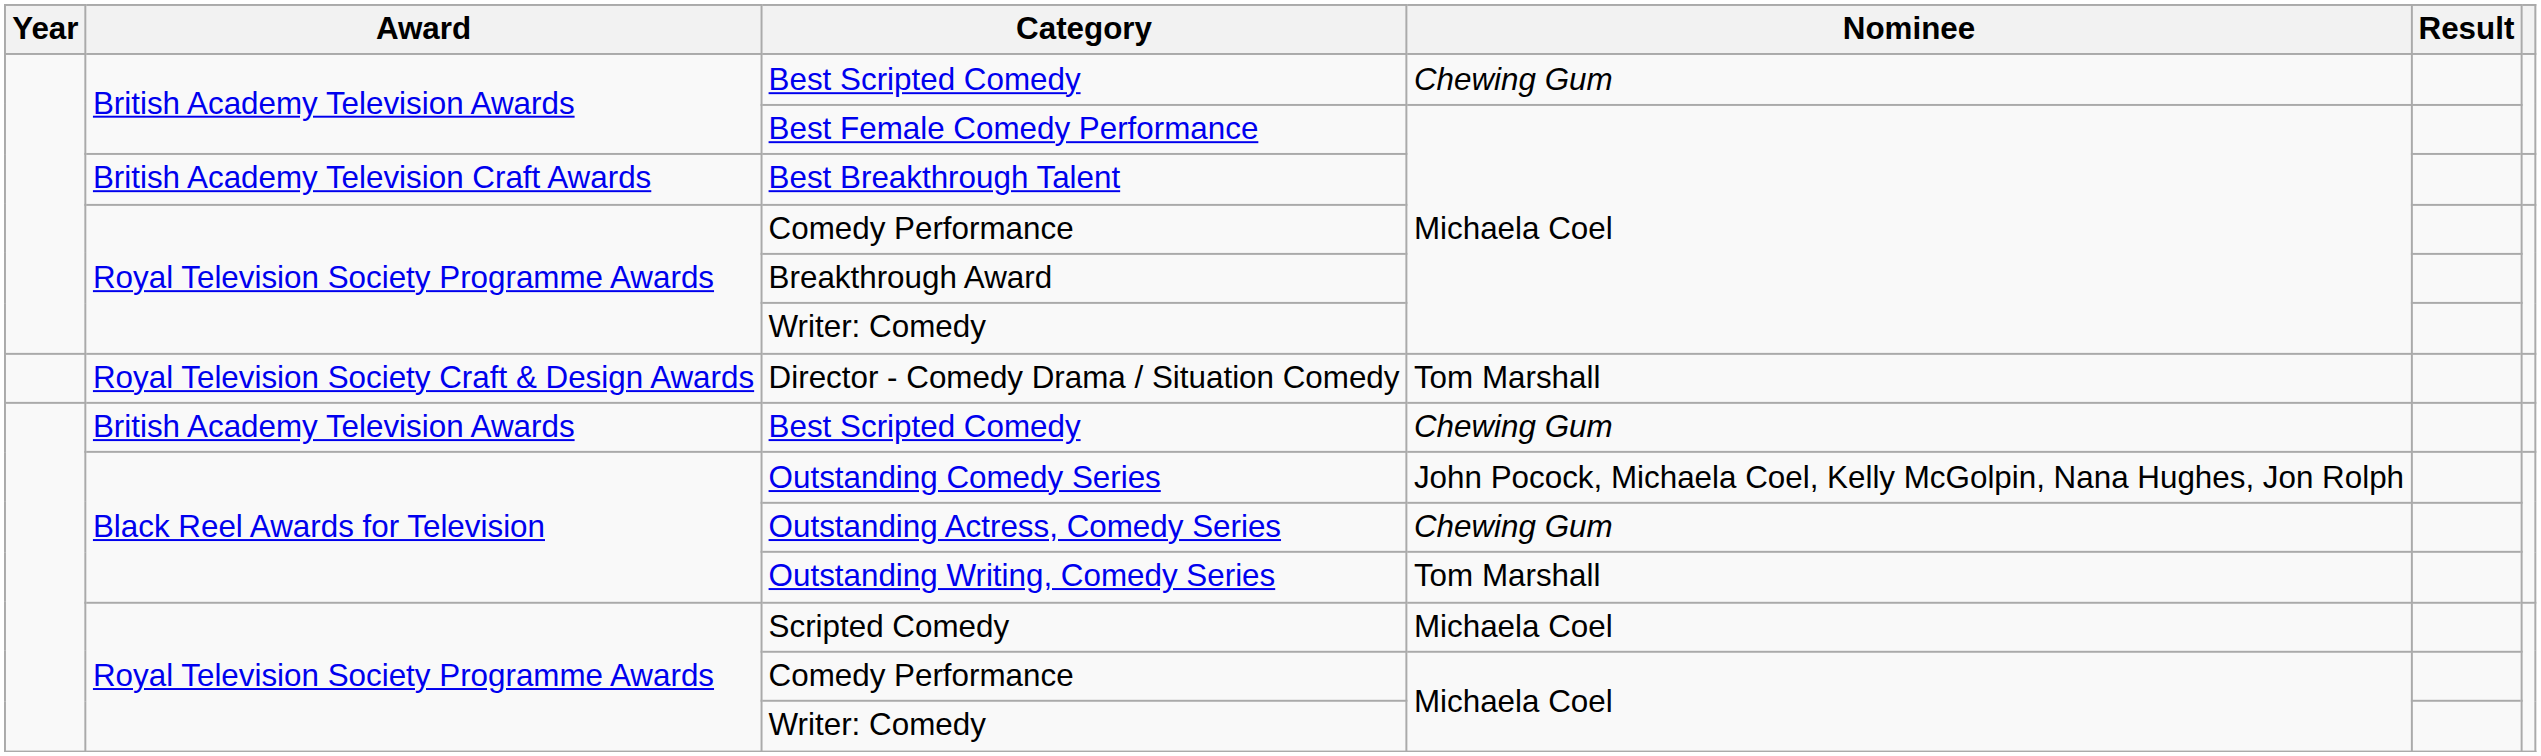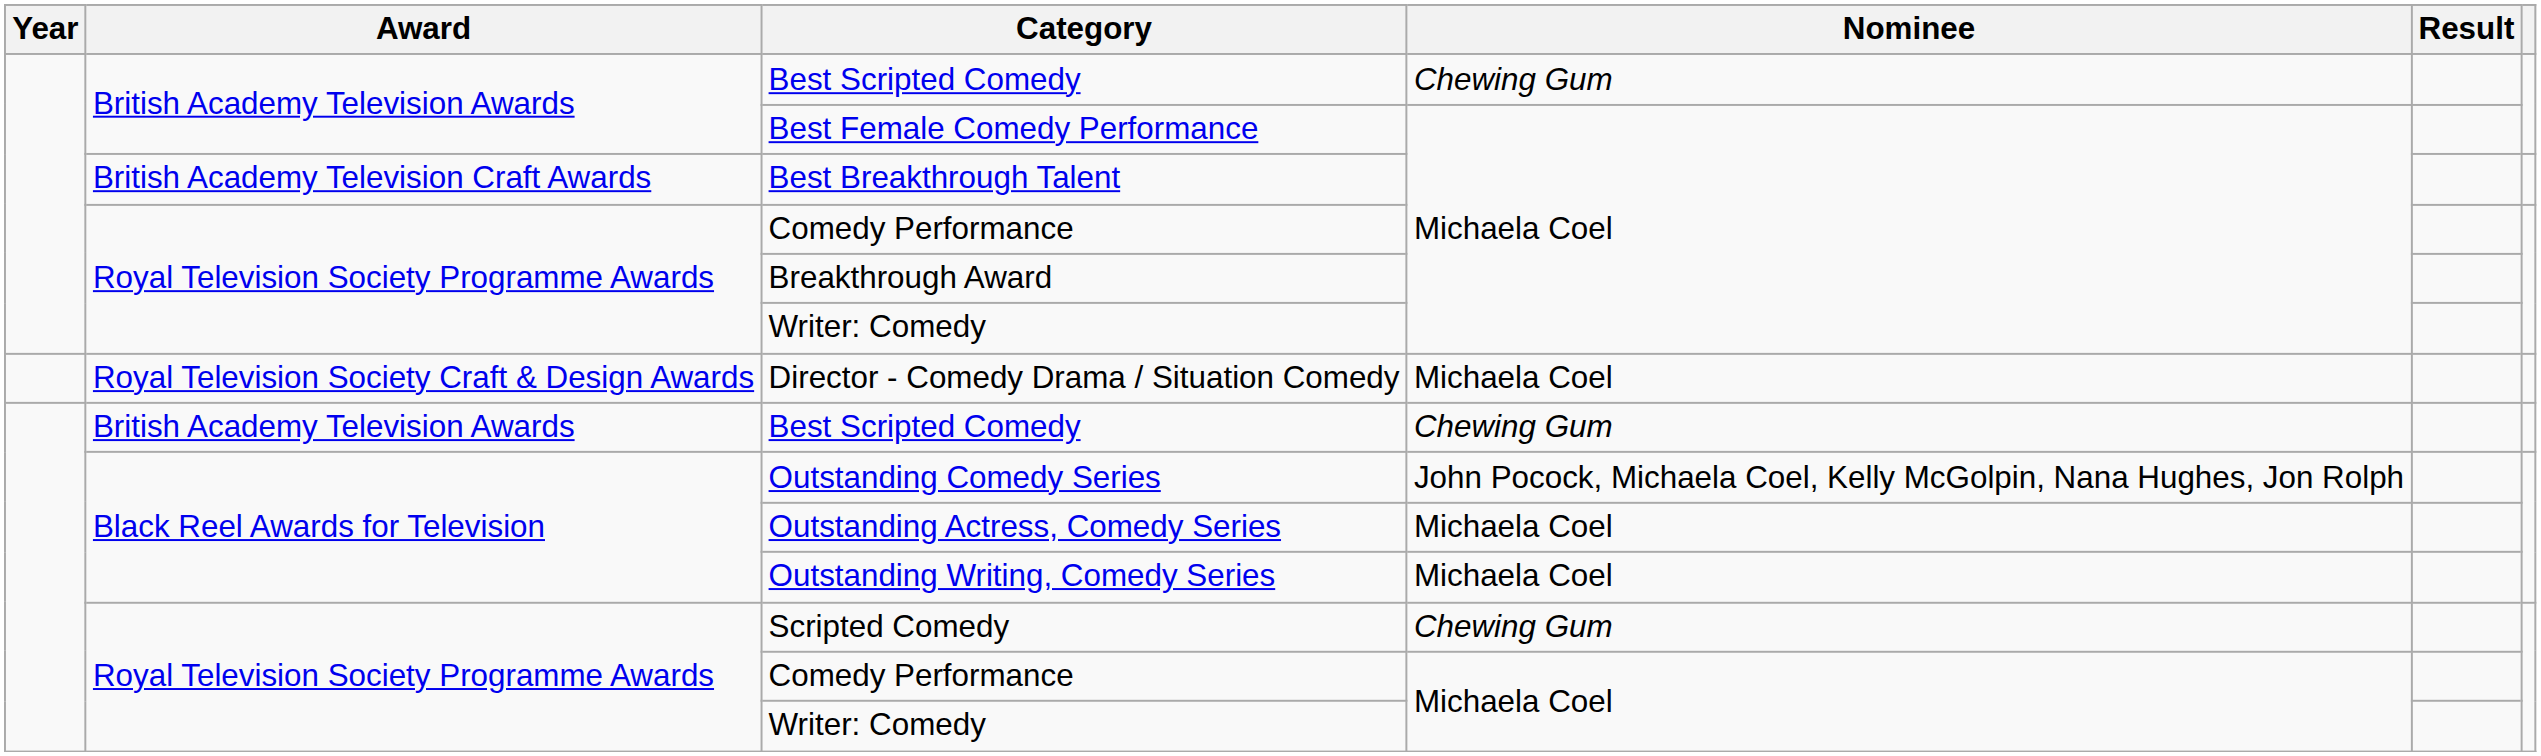(1507, 377) Tom Marshall -> (1513, 377) Michaela Coel
(1513, 526) Chewing Gum -> (1513, 526) Michaela Coel
(1507, 576) Tom Marshall -> (1513, 576) Michaela Coel
(1513, 626) Michaela Coel -> (1513, 626) Chewing Gum
